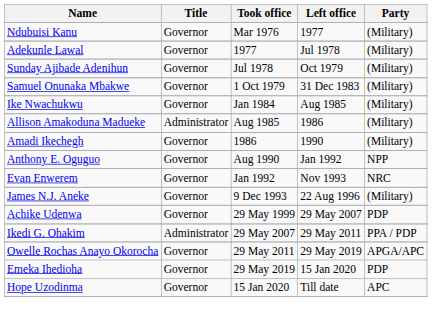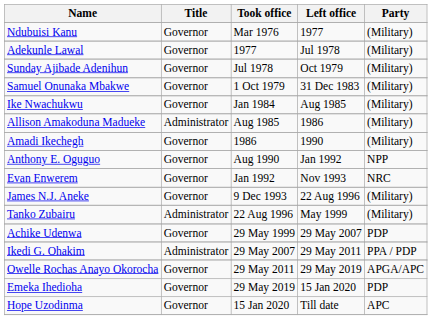+ row: (41, 214)
